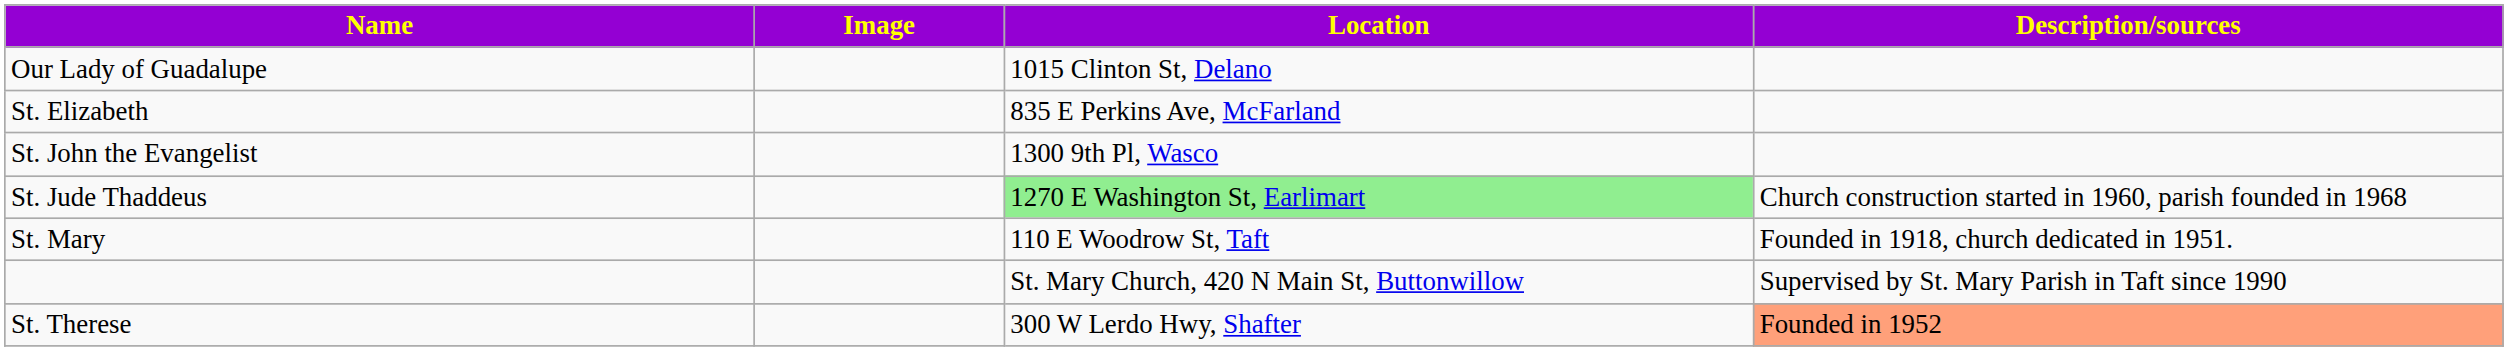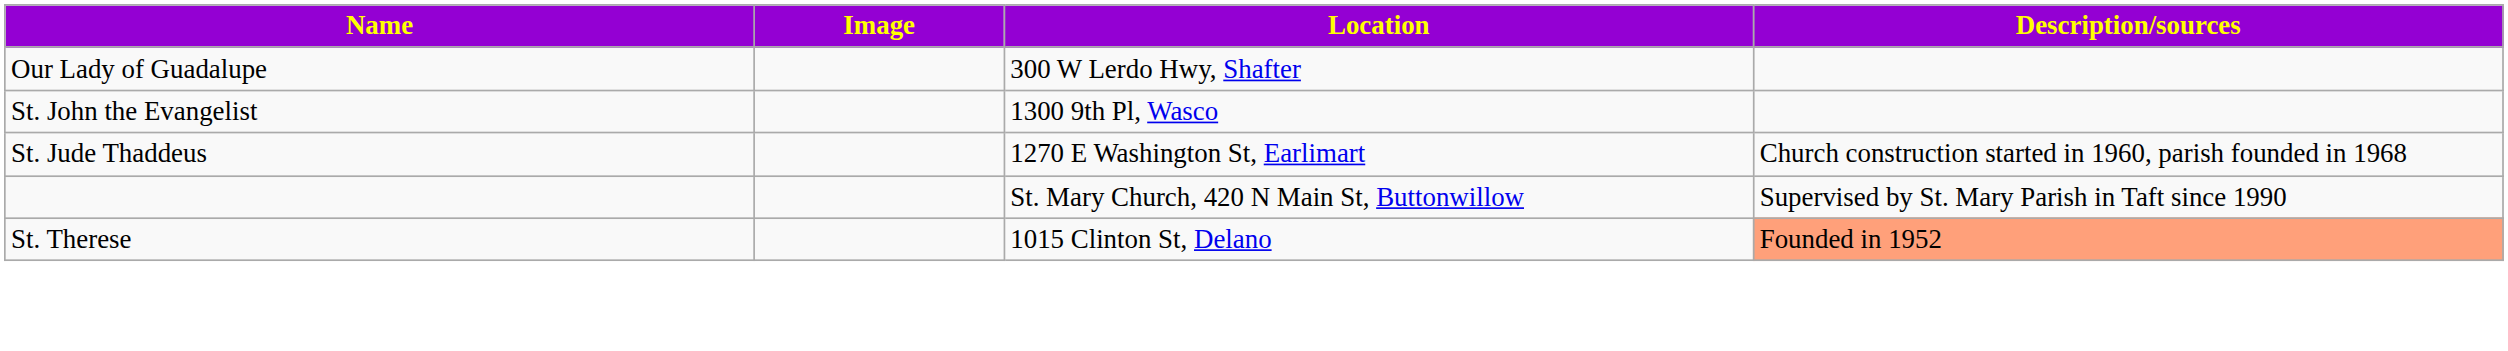(1141, 68) 1015 Clinton St, Delano -> (1156, 68) 300 W Lerdo Hwy, Shafter
- row: (80, 111)
(1188, 196) lightgreen background -> (1188, 153) no background
- row: (58, 238)
(1156, 324) 300 W Lerdo Hwy, Shafter -> (1141, 238) 1015 Clinton St, Delano
